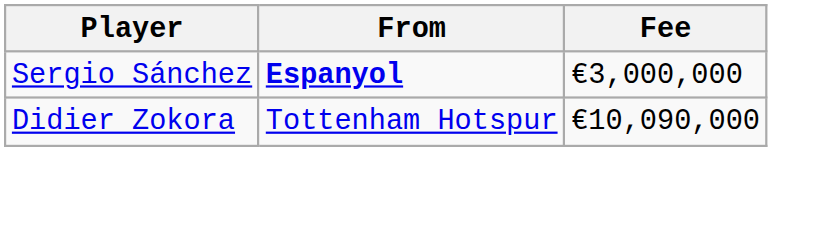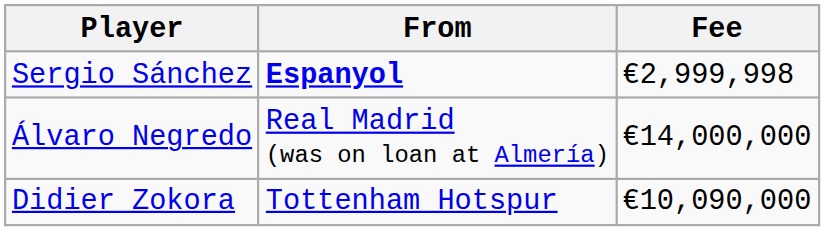(657, 75) €3,000,000 -> (708, 75) €2,999,998
+ row: (132, 138)
